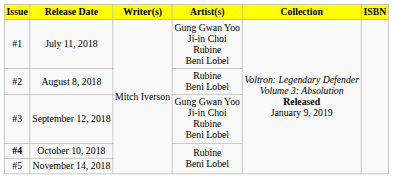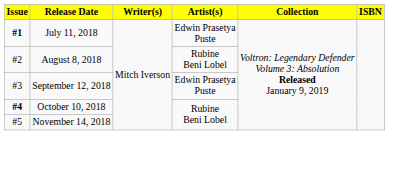(17, 44) normal -> (17, 33) bold
(207, 44) Gung Gwan Yoo Ji-in Choi Rubine Beni Lobel -> (205, 33) Edwin Prasetya Puste
(207, 119) Gung Gwan Yoo Ji-in Choi Rubine Beni Lobel -> (205, 86) Edwin Prasetya Puste
